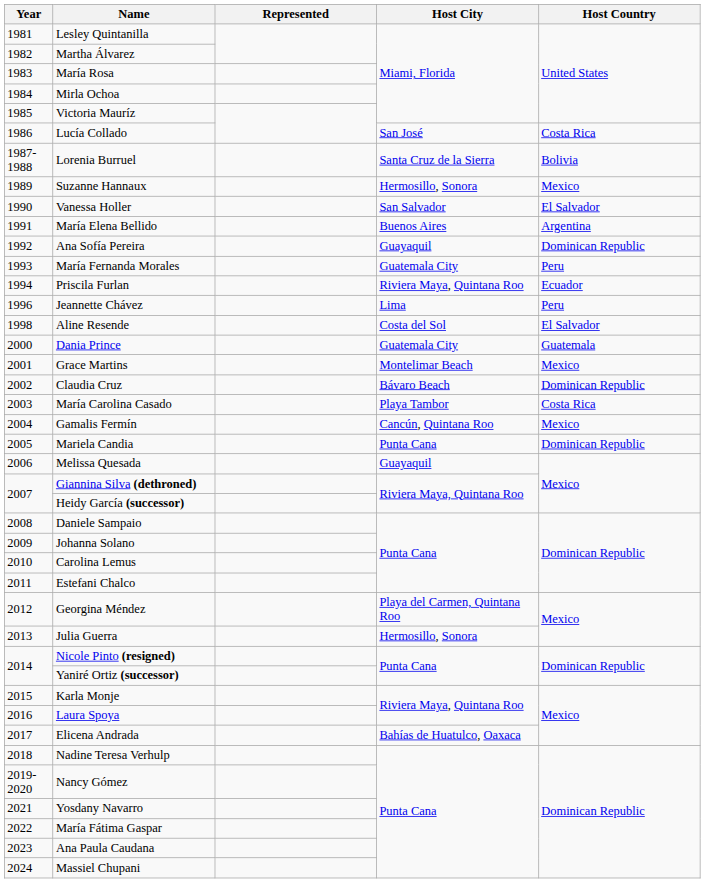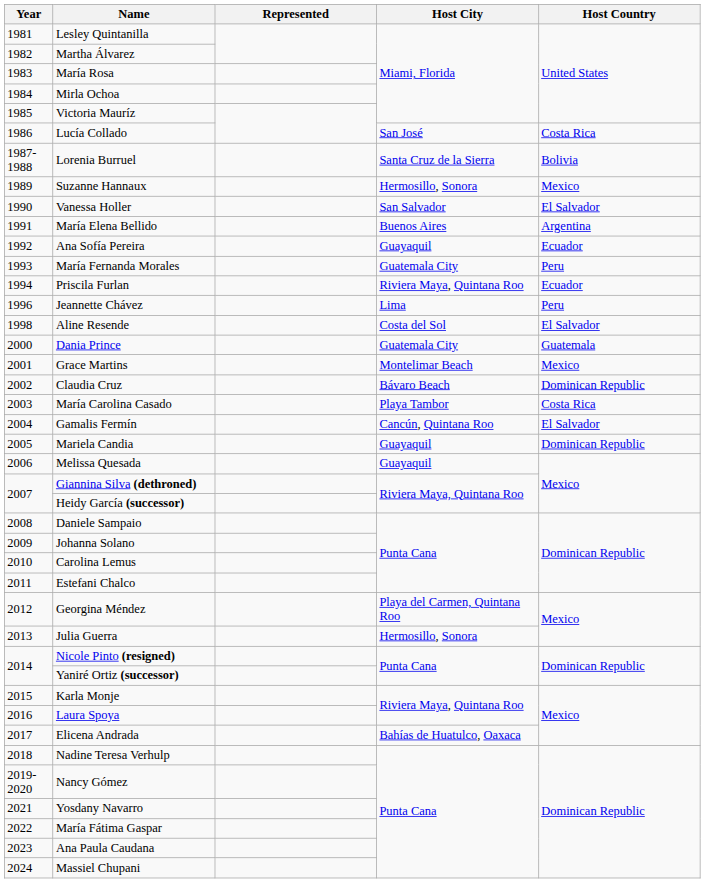(593, 246) Dominican Republic -> (562, 246) Ecuador
(560, 424) Mexico -> (570, 424) El Salvador
(408, 444) Punta Cana -> (405, 444) Guayaquil
